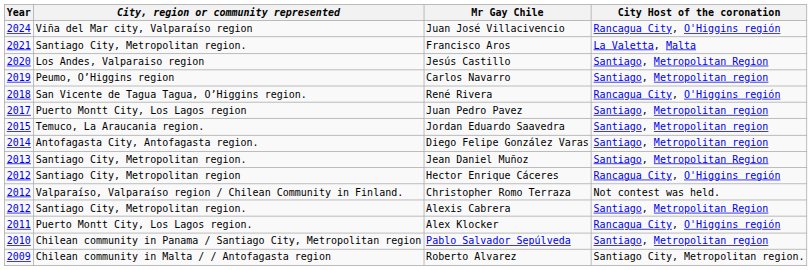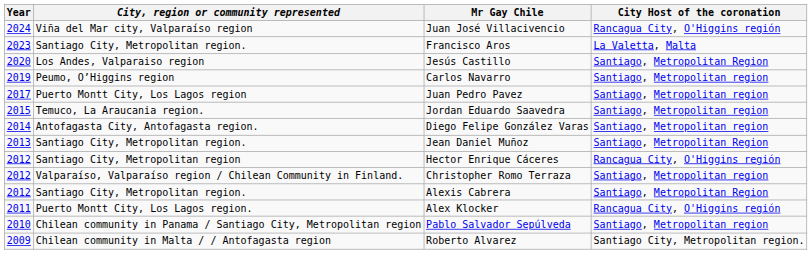(19, 45) 2021 -> (19, 45) 2023
- row: (459, 94)
(657, 192) Not contest was held. -> (681, 176) Santiago, Metropolitan region
